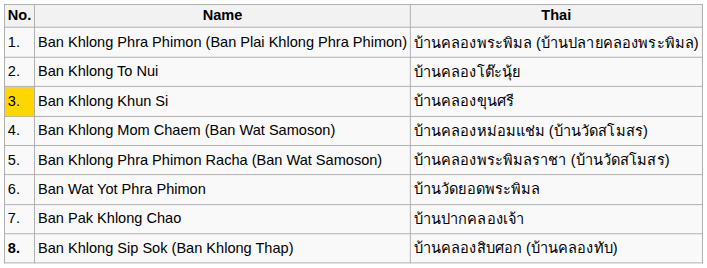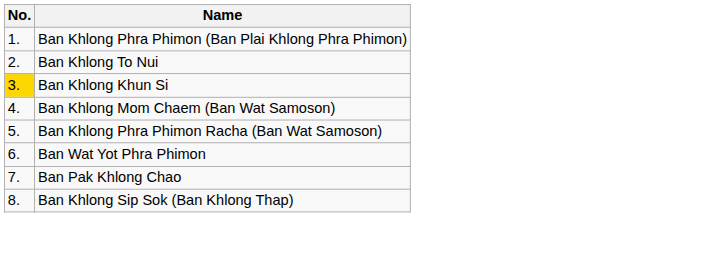- column: (556, 16)
(14, 248) bold -> (14, 200) normal
